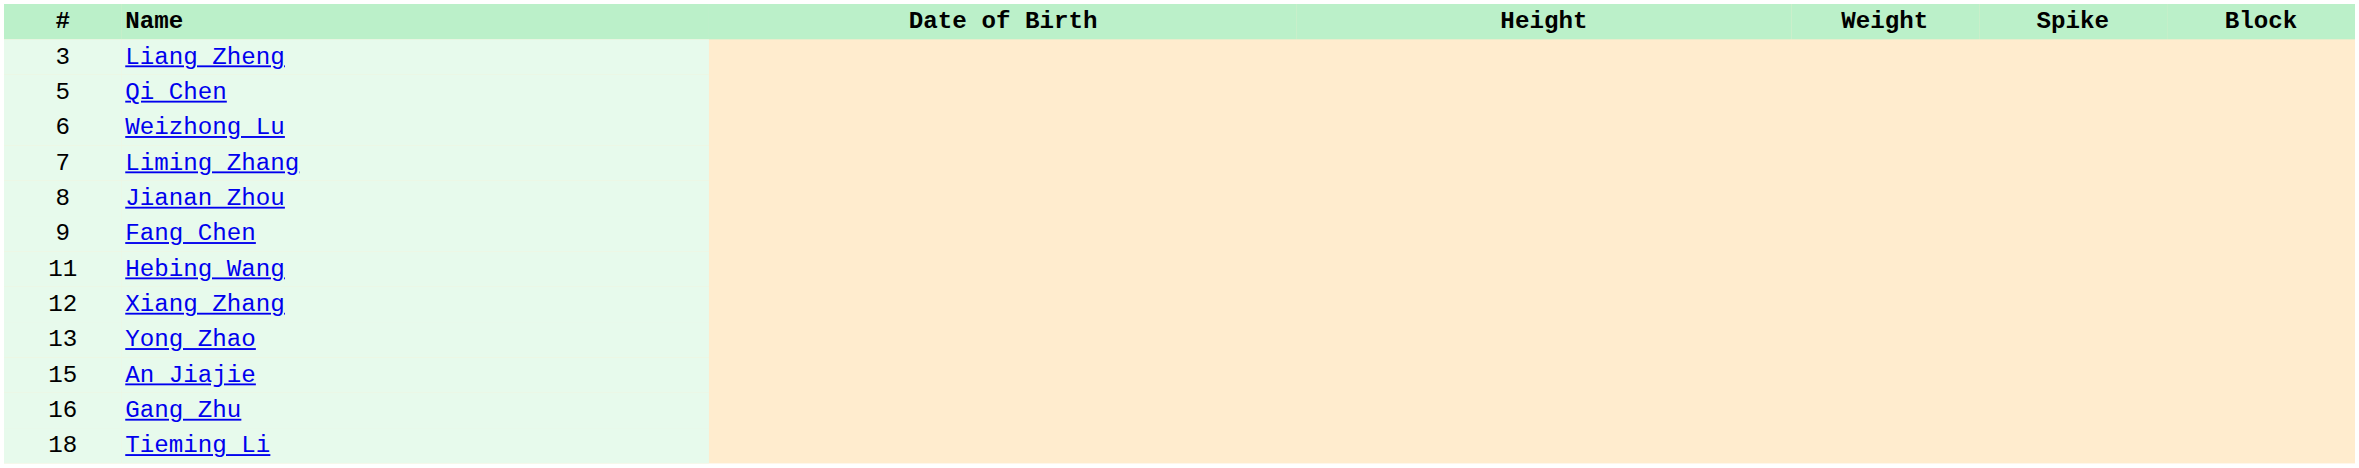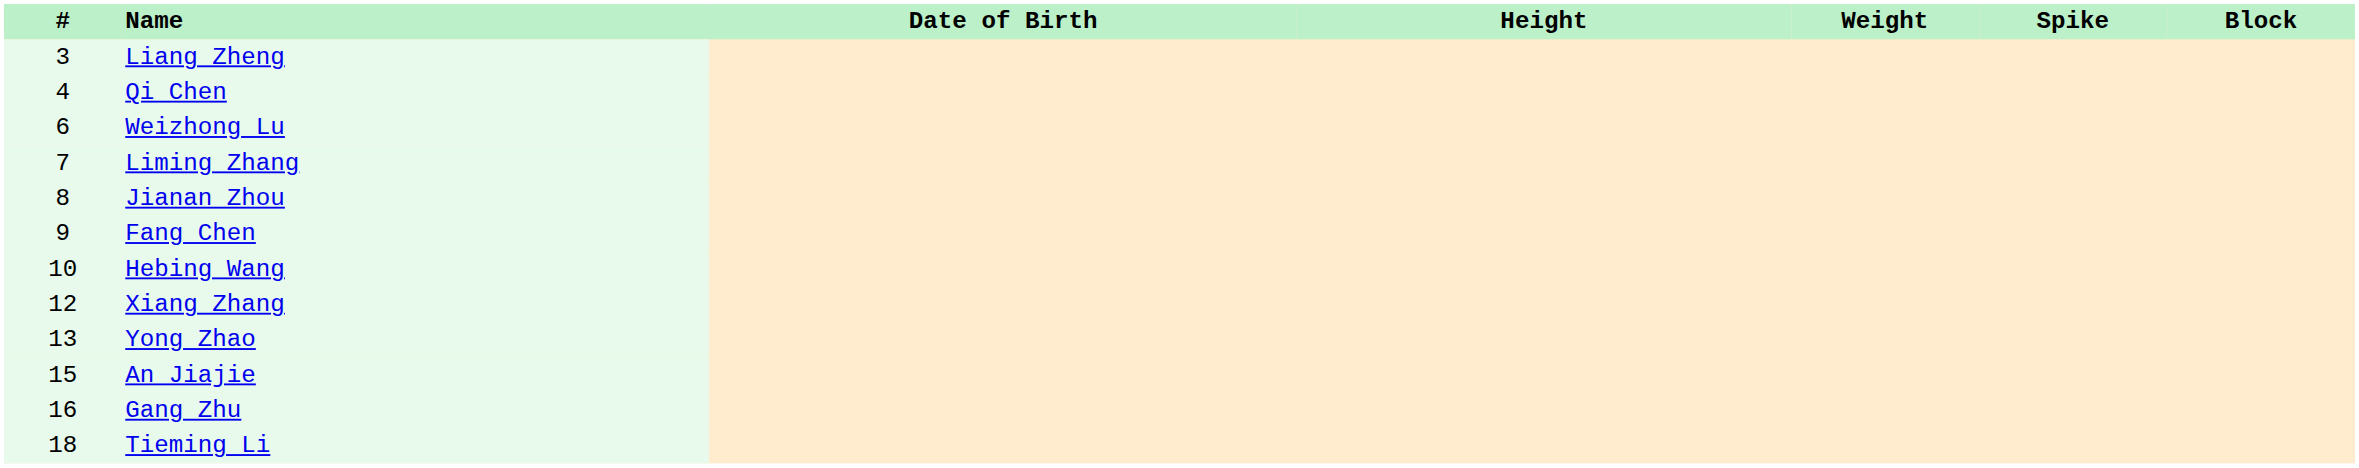(63, 92) 5 -> (63, 92) 4
(63, 269) 11 -> (63, 269) 10
